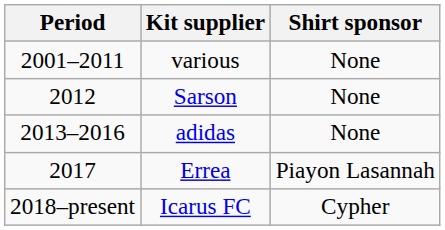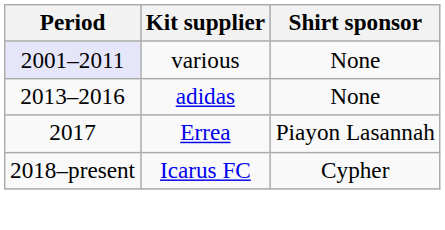(73, 59) no background -> (73, 59) lavender background
- row: (205, 96)
